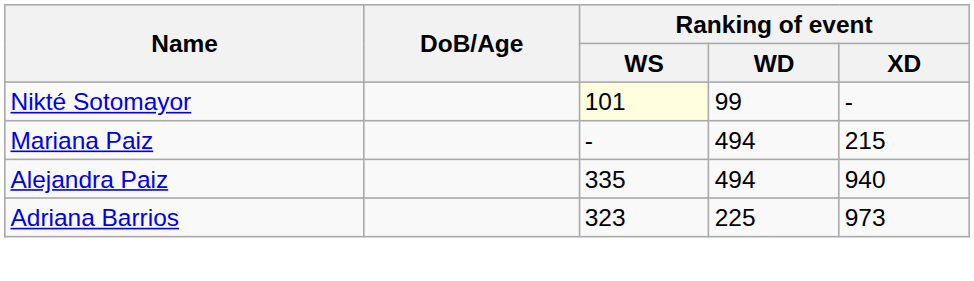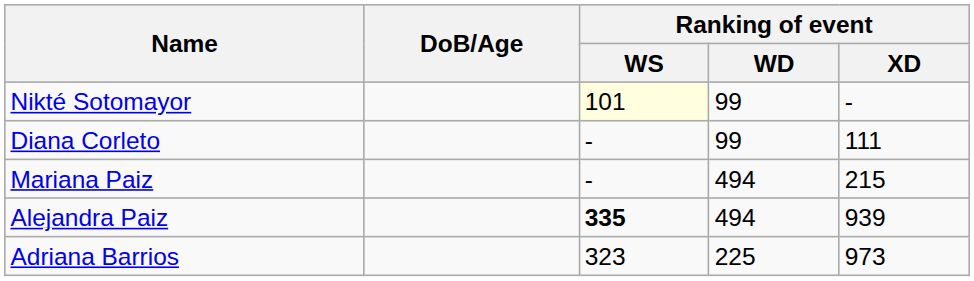+ row: (85, 141)
(605, 179) normal -> (605, 218) bold
(865, 179) 940 -> (865, 218) 939
